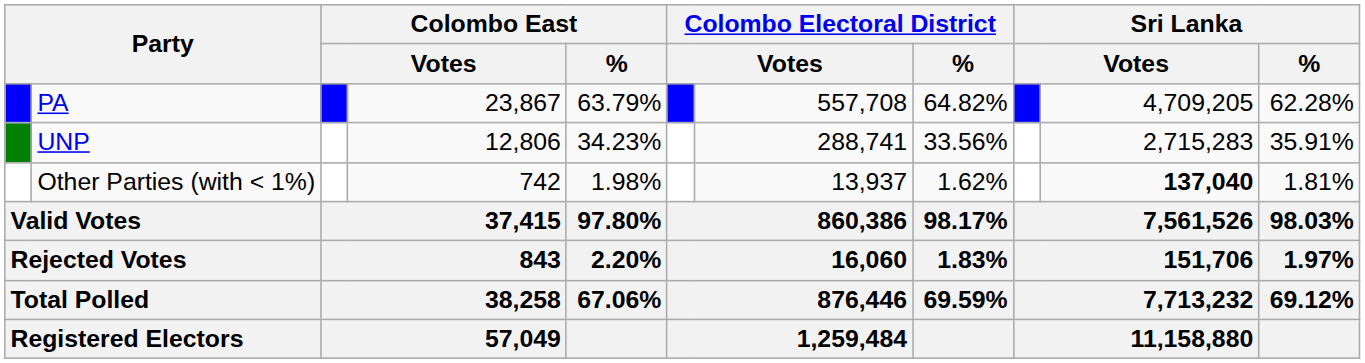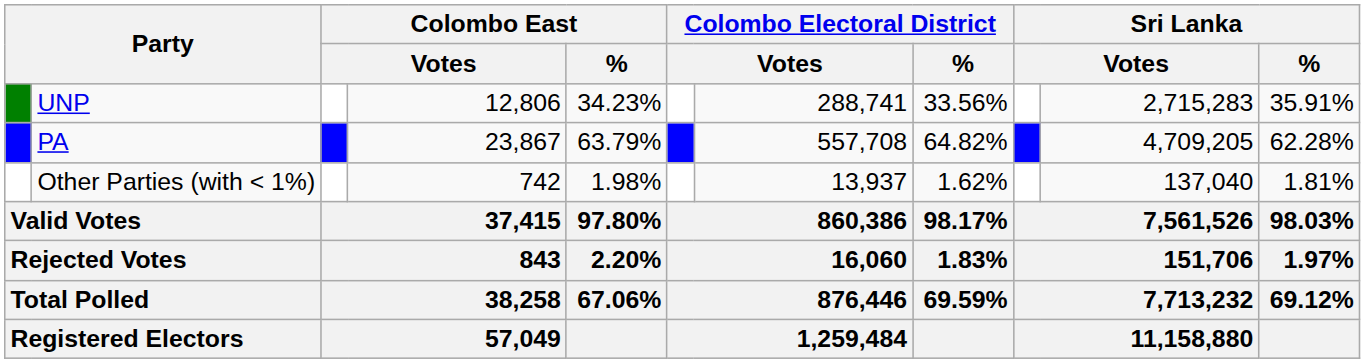rows swapped: (53, 102) <-> (64, 142)
(1208, 181) bold -> (1208, 181) normal
